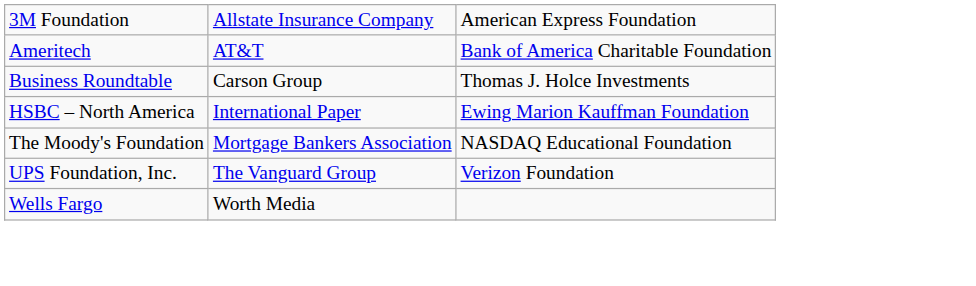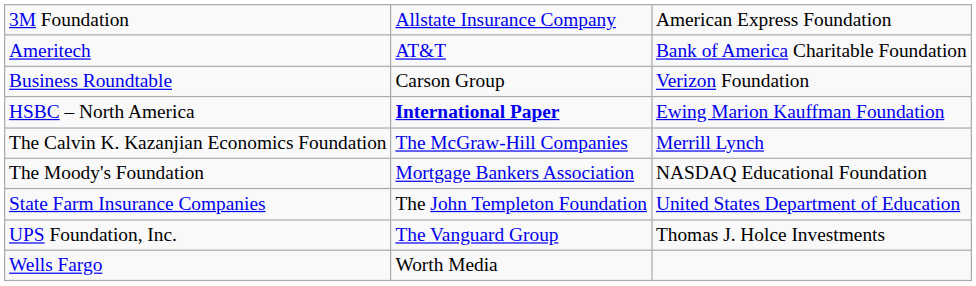(575, 81) Thomas J. Holce Investments -> (733, 81) Verizon Foundation
(287, 111) normal -> (477, 111) bold
+ row: (198, 142)
+ row: (137, 204)
(537, 173) Verizon Foundation -> (770, 234) Thomas J. Holce Investments
